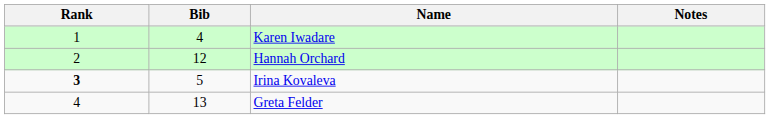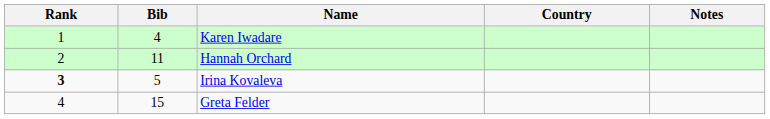+ column: (567, 15)
(200, 59) 12 -> (157, 59) 11
(200, 102) 13 -> (157, 102) 15
